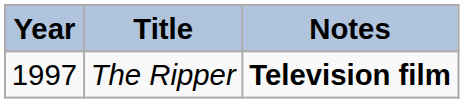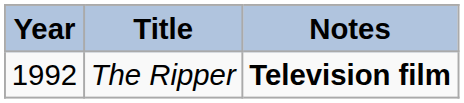(44, 75) 1997 -> (44, 75) 1992
